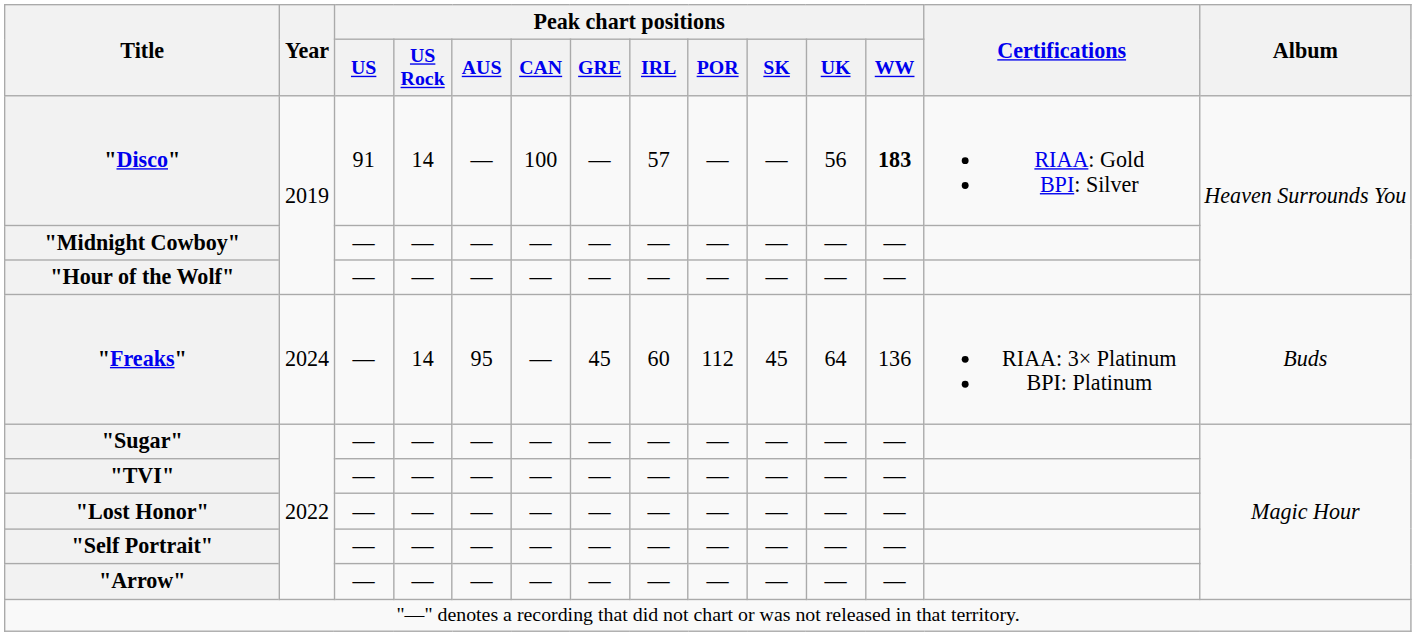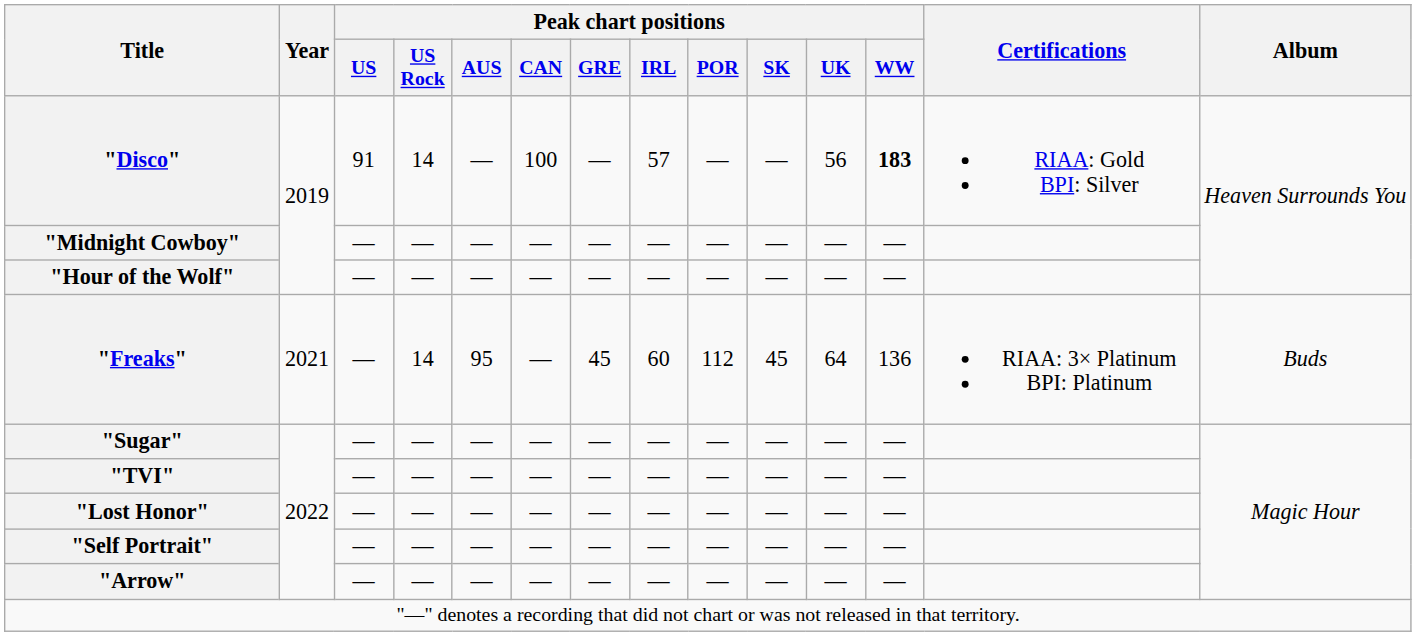(307, 359) 2024 -> (307, 359) 2021
